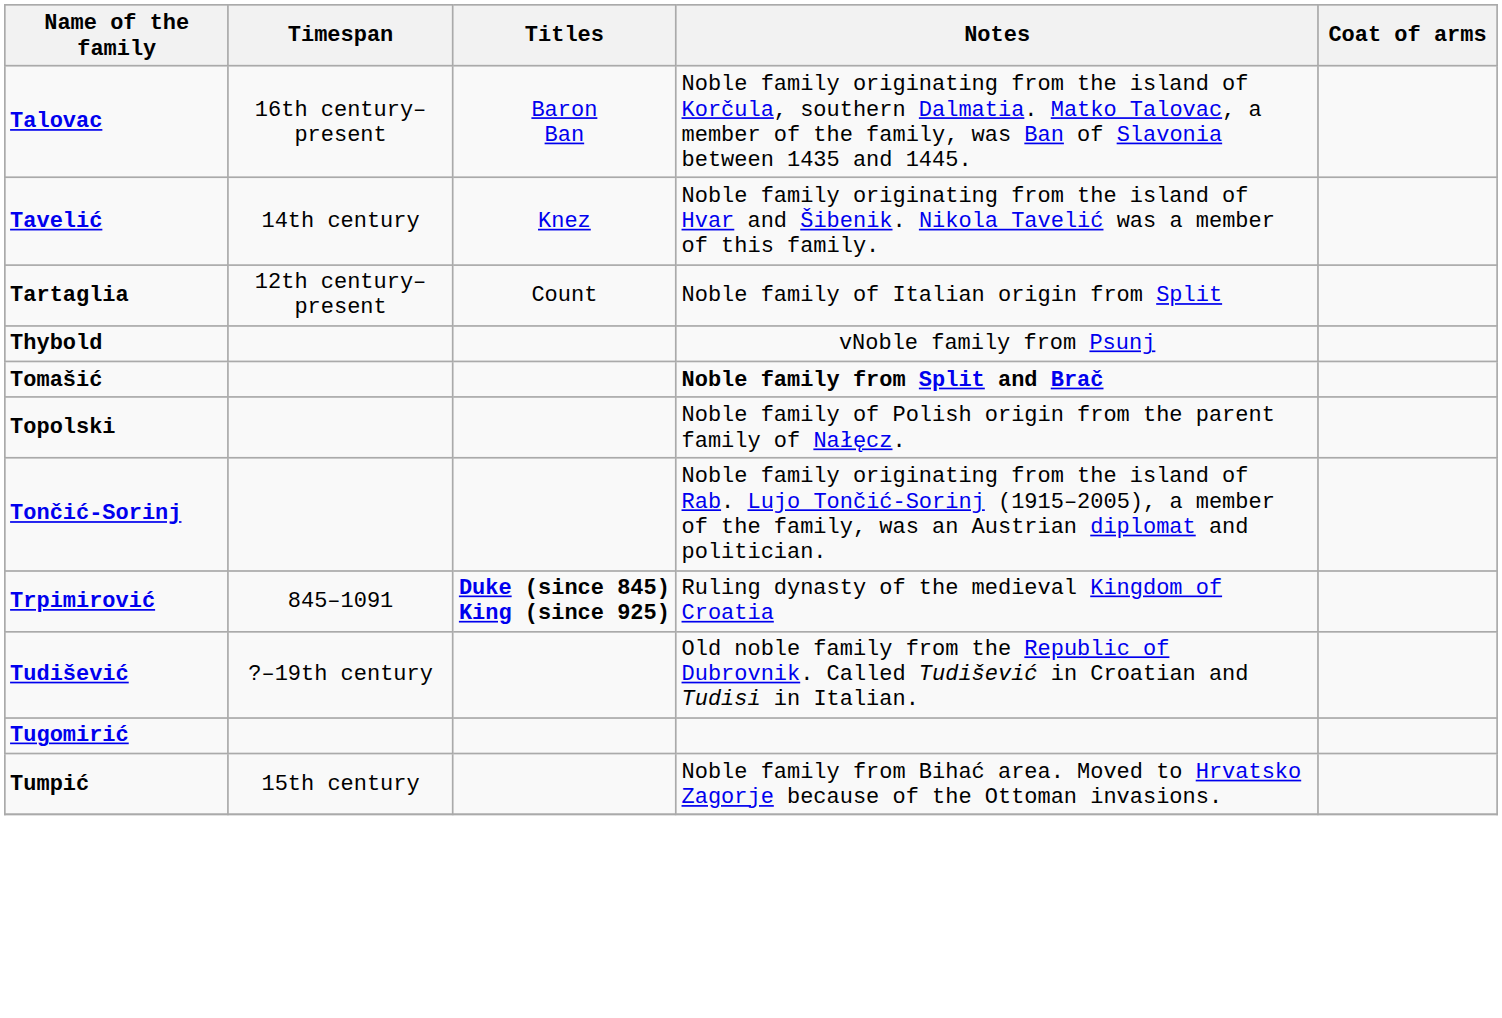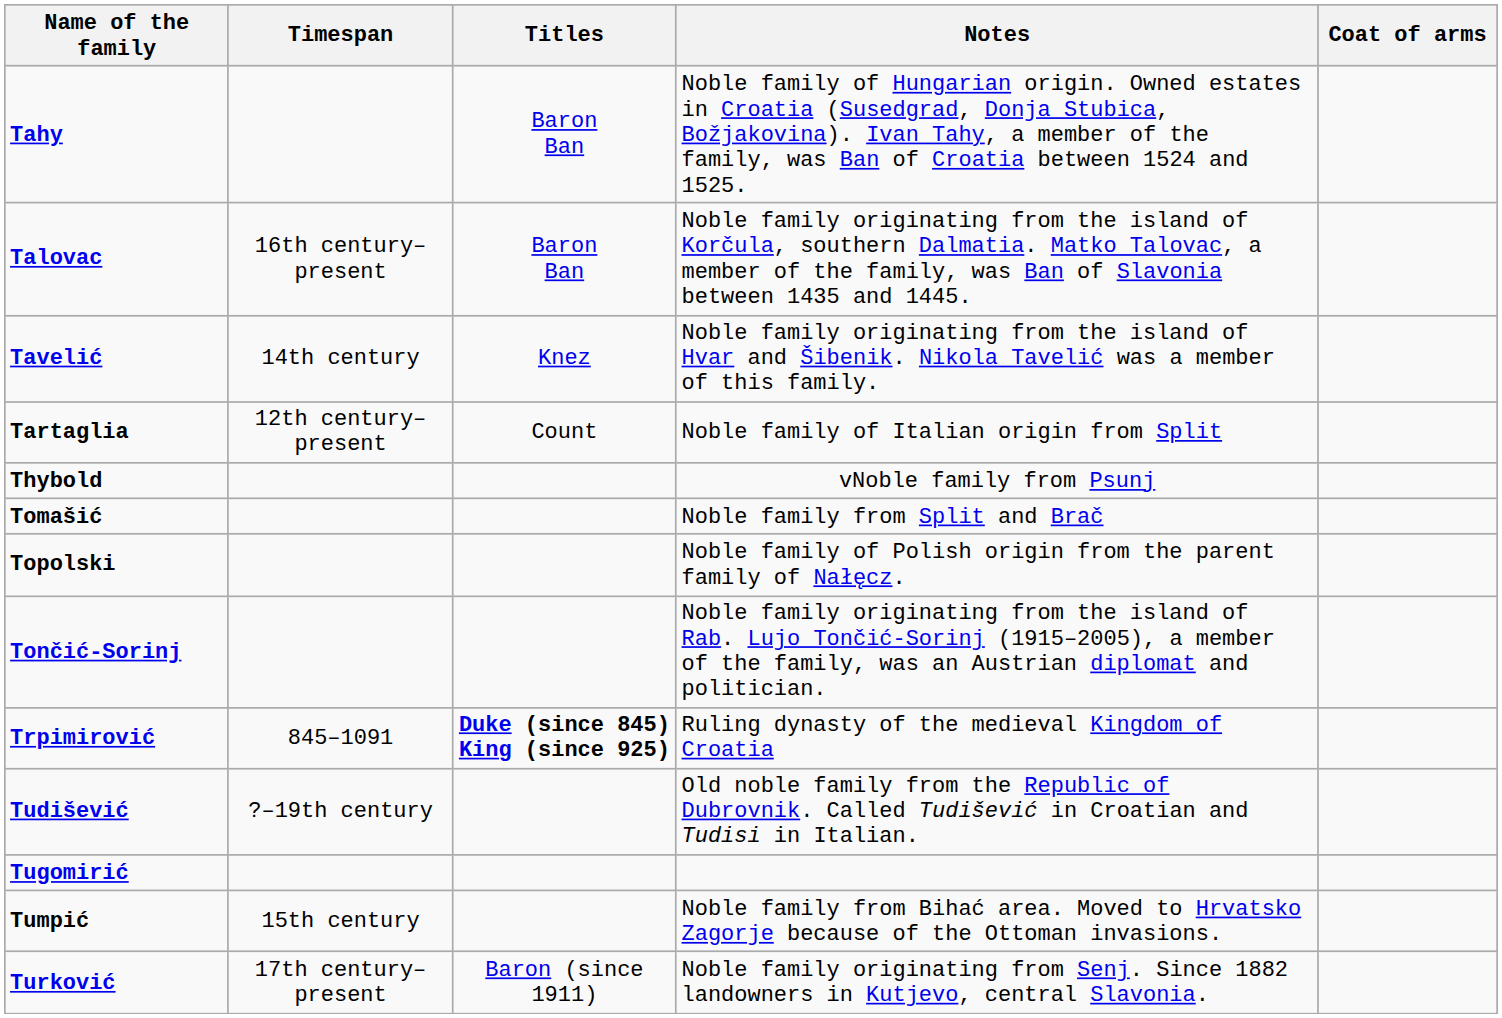+ row: (36, 135)
(893, 379) bold -> (893, 516) normal
+ row: (63, 983)
